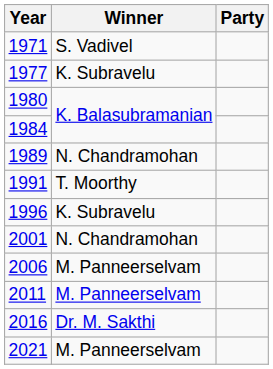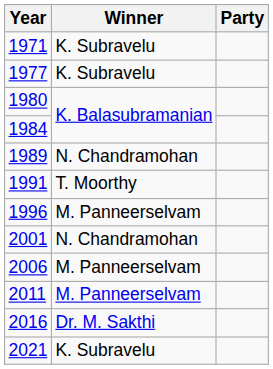(94, 45) S. Vadivel -> (105, 45) K. Subravelu
(105, 211) K. Subravelu -> (128, 211) M. Panneerselvam
(128, 350) M. Panneerselvam -> (105, 350) K. Subravelu
